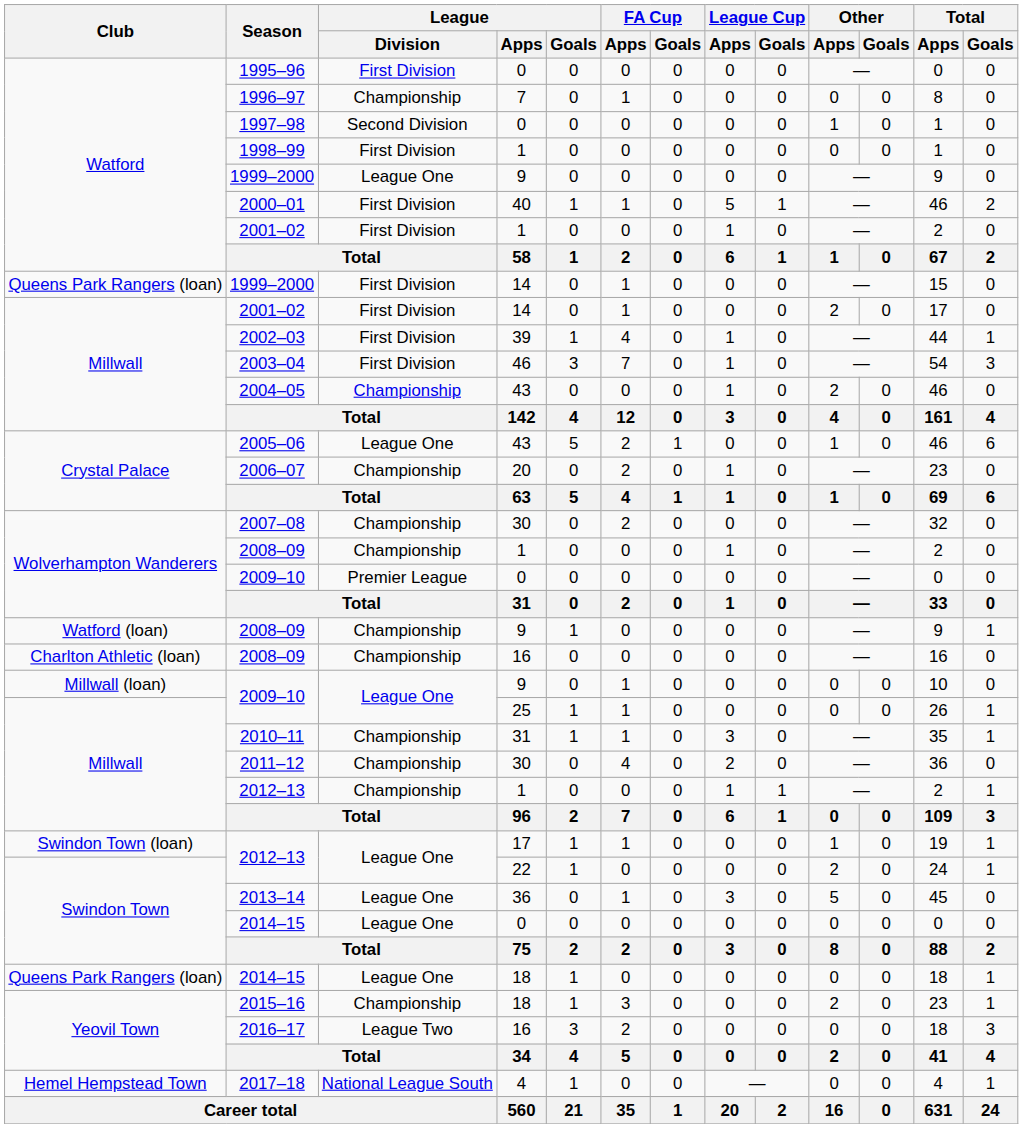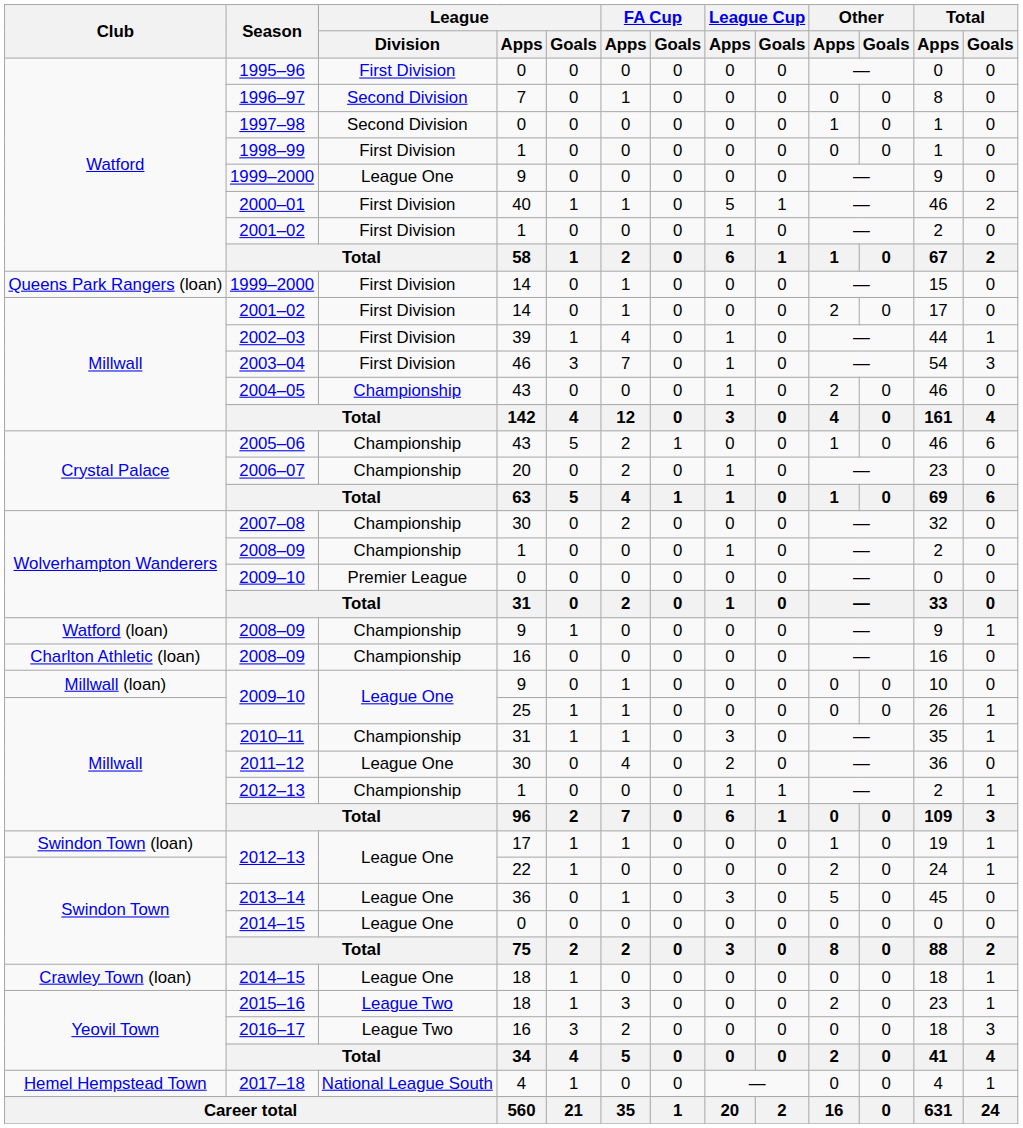(407, 97) Championship -> (407, 97) Second Division
(407, 444) League One -> (407, 444) Championship
(407, 763) Championship -> (407, 763) League One
(115, 976) Queens Park Rangers (loan) -> (115, 976) Crawley Town (loan)
(407, 1003) Championship -> (407, 1003) League Two
